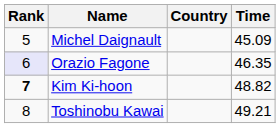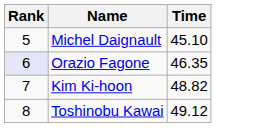- column: (199, 16)
(253, 39) 45.09 -> (189, 39) 45.10
(26, 87) bold -> (26, 87) normal
(253, 110) 49.21 -> (189, 110) 49.12
